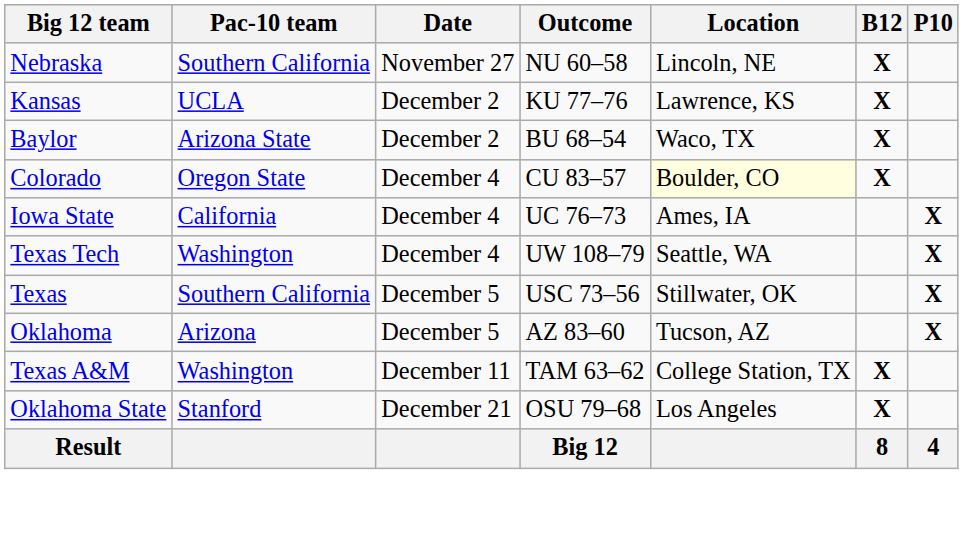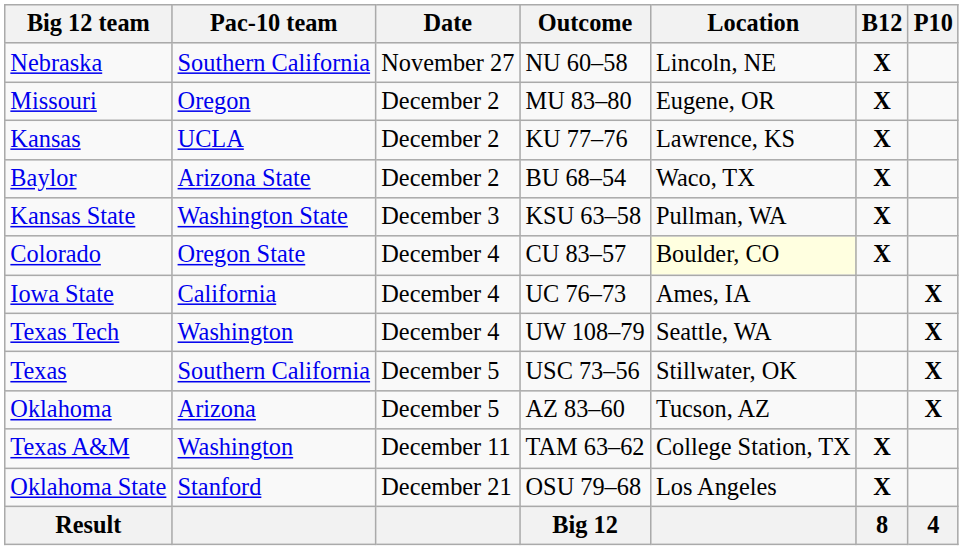+ row: (54, 100)
+ row: (73, 216)
